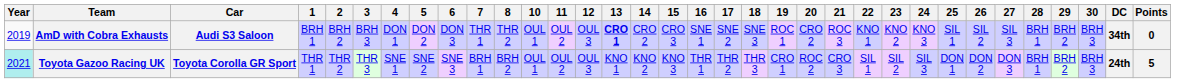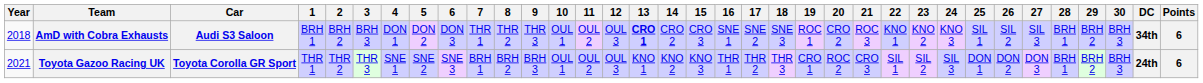+ column: (535, 12)
(19, 35) 2019 -> (19, 35) 2018
(1151, 35) 0 -> (1179, 35) 6
(19, 63) paleturquoise background -> (19, 63) no background
(1151, 63) 5 -> (1179, 63) 6
